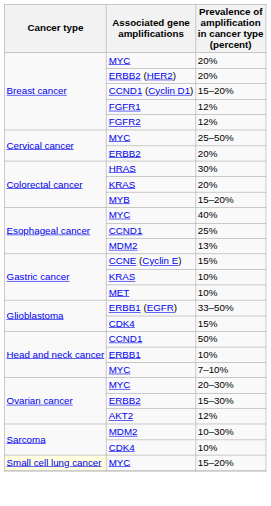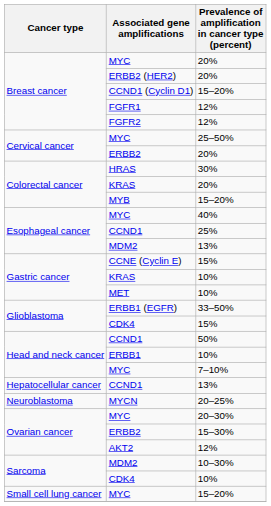+ row: (126, 385)
+ row: (123, 401)
(54, 463) lightyellow background -> (54, 494) no background
